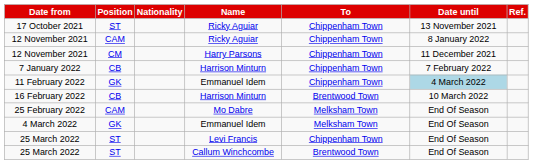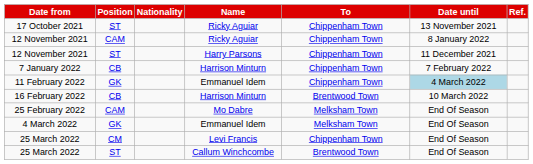(115, 54) CM -> (115, 54) ST
(115, 139) ST -> (115, 139) CM
